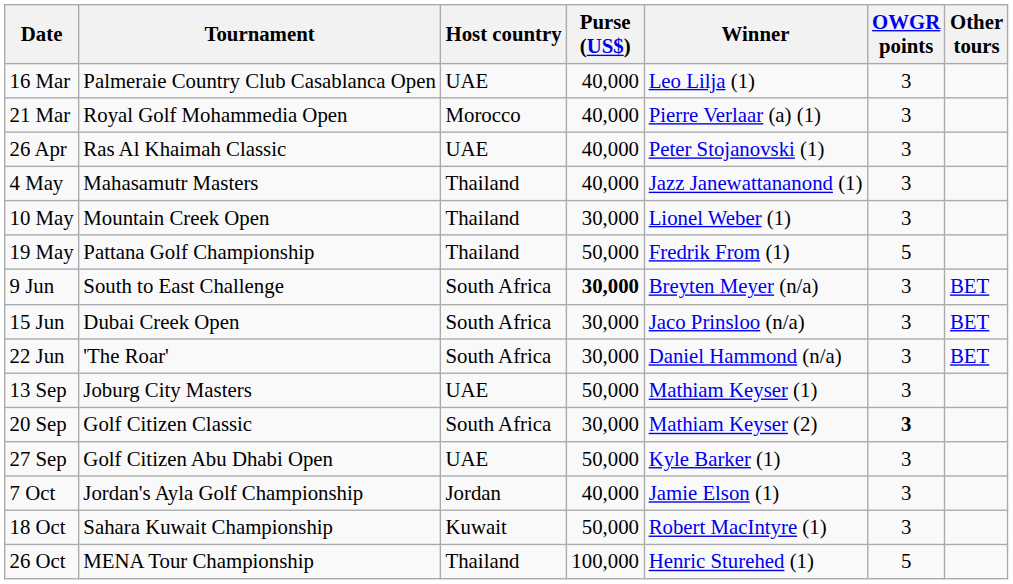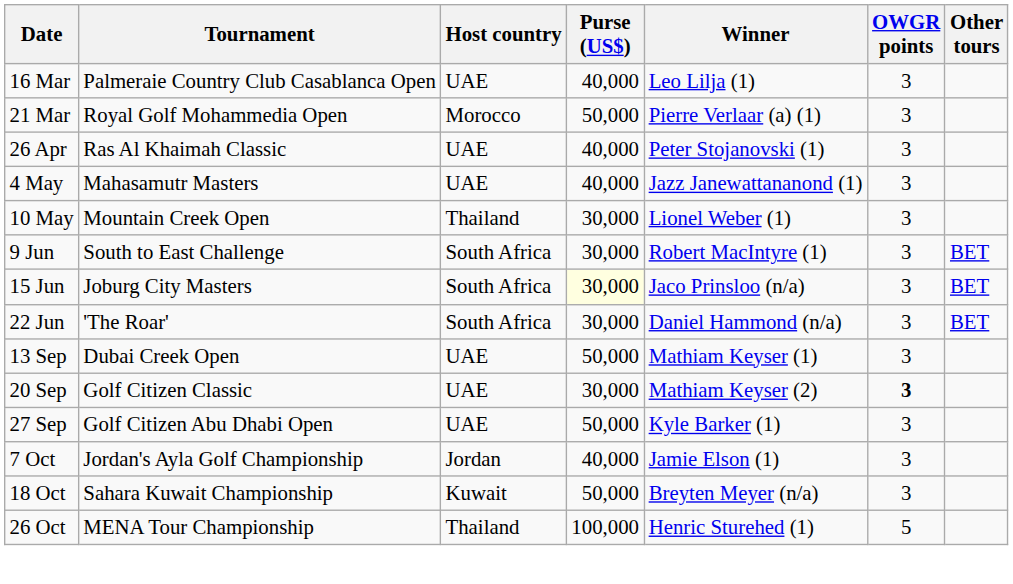(610, 115) 40,000 -> (610, 115) 50,000
(482, 183) Thailand -> (467, 183) UAE
- row: (42, 252)
(610, 286) bold -> (610, 252) normal
(734, 286) Breyten Meyer (n/a) -> (738, 252) Robert MacIntyre (1)
(161, 321) Dubai Creek Open -> (168, 286) Joburg City Masters
(610, 321) no background -> (610, 286) lightyellow background
(168, 389) Joburg City Masters -> (161, 355) Dubai Creek Open
(498, 424) South Africa -> (467, 389) UAE
(738, 527) Robert MacIntyre (1) -> (734, 492) Breyten Meyer (n/a)
